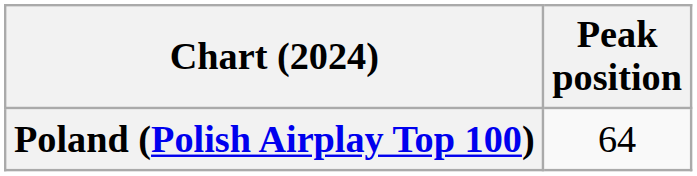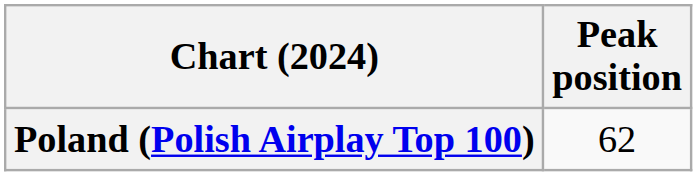(617, 138) 64 -> (617, 138) 62
